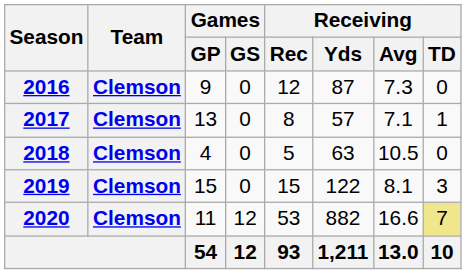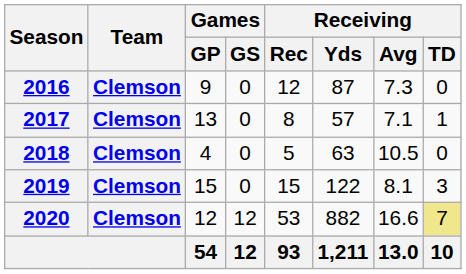(205, 218) 11 -> (205, 218) 12
